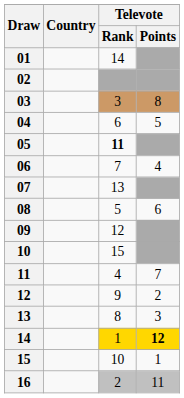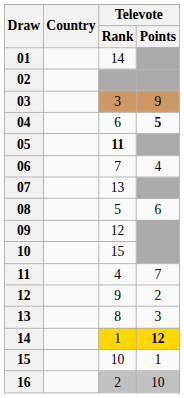(158, 101) 8 -> (158, 101) 9
(158, 123) normal -> (158, 123) bold
(158, 381) 11 -> (158, 381) 10
